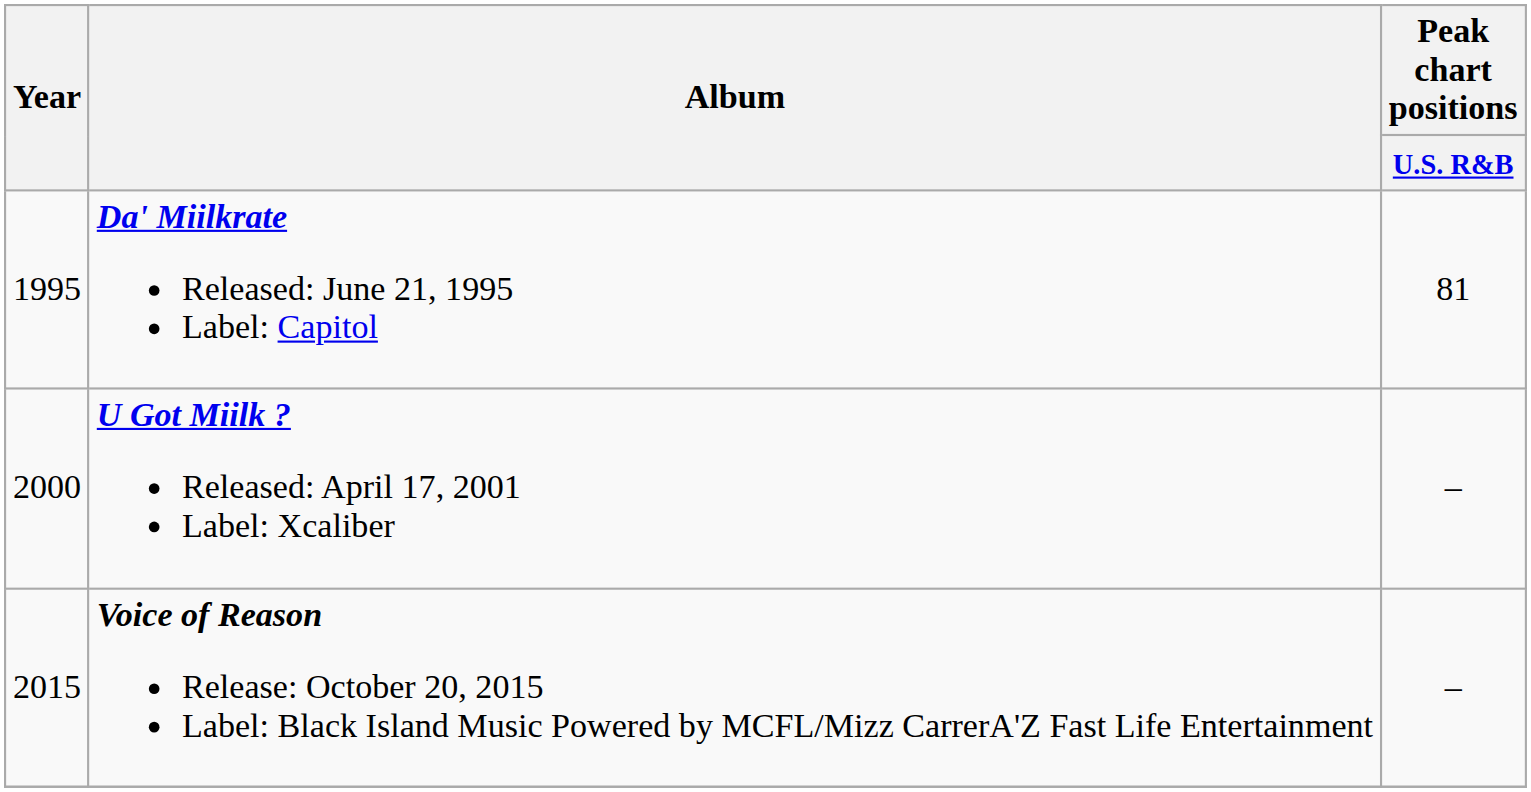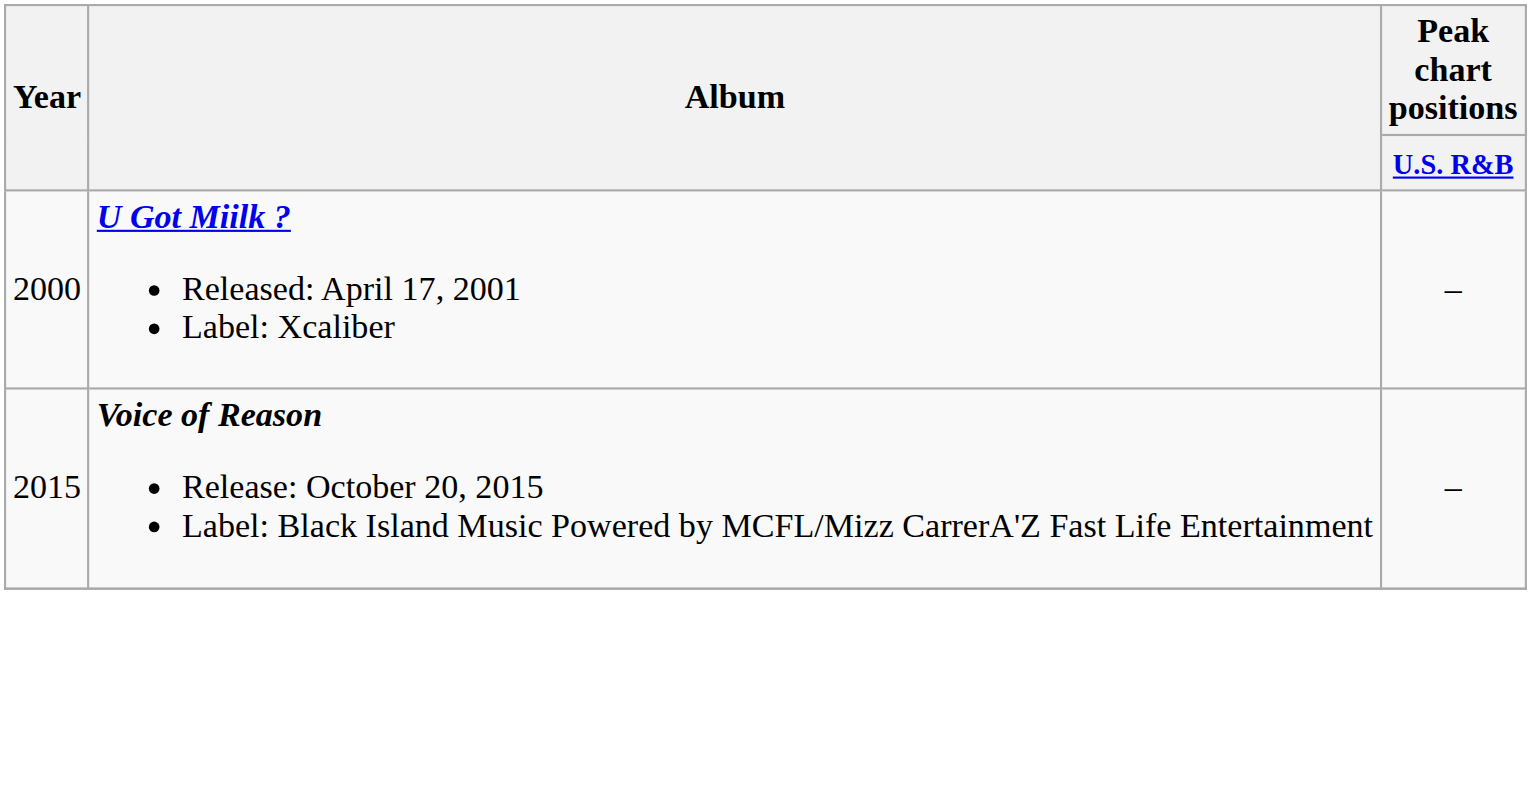- row: (735, 272)
